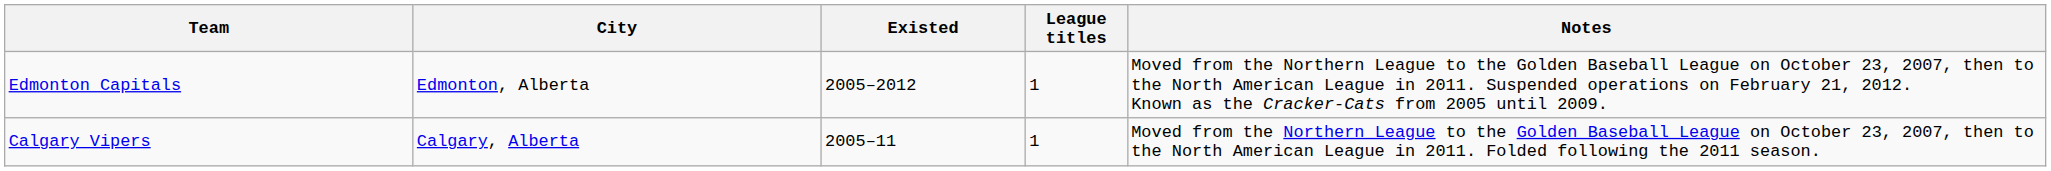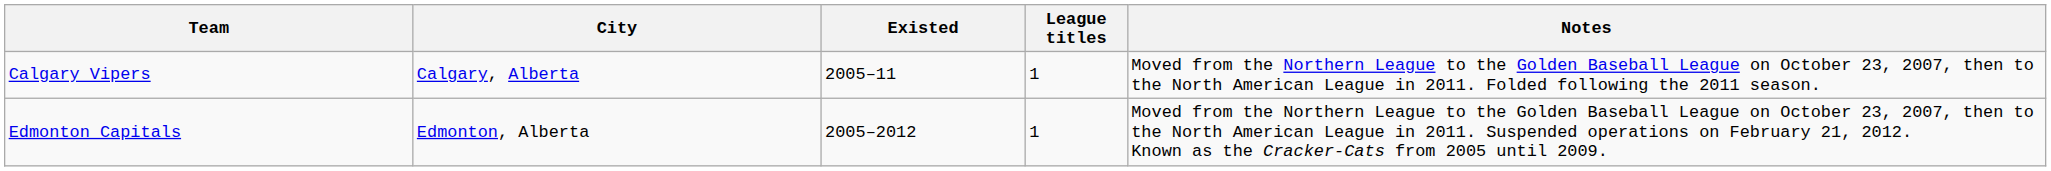rows swapped: (80, 142) <-> (95, 85)
